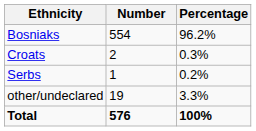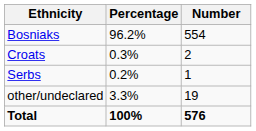columns swapped: (141, 14) <-> (214, 14)
